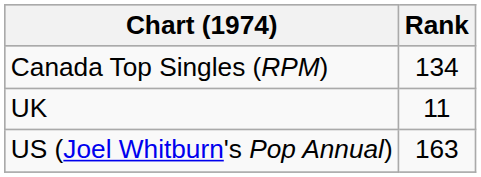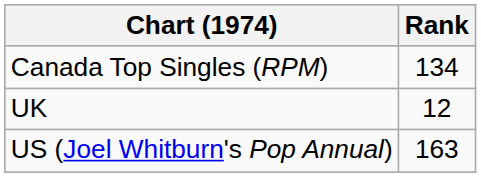(437, 108) 11 -> (437, 108) 12
